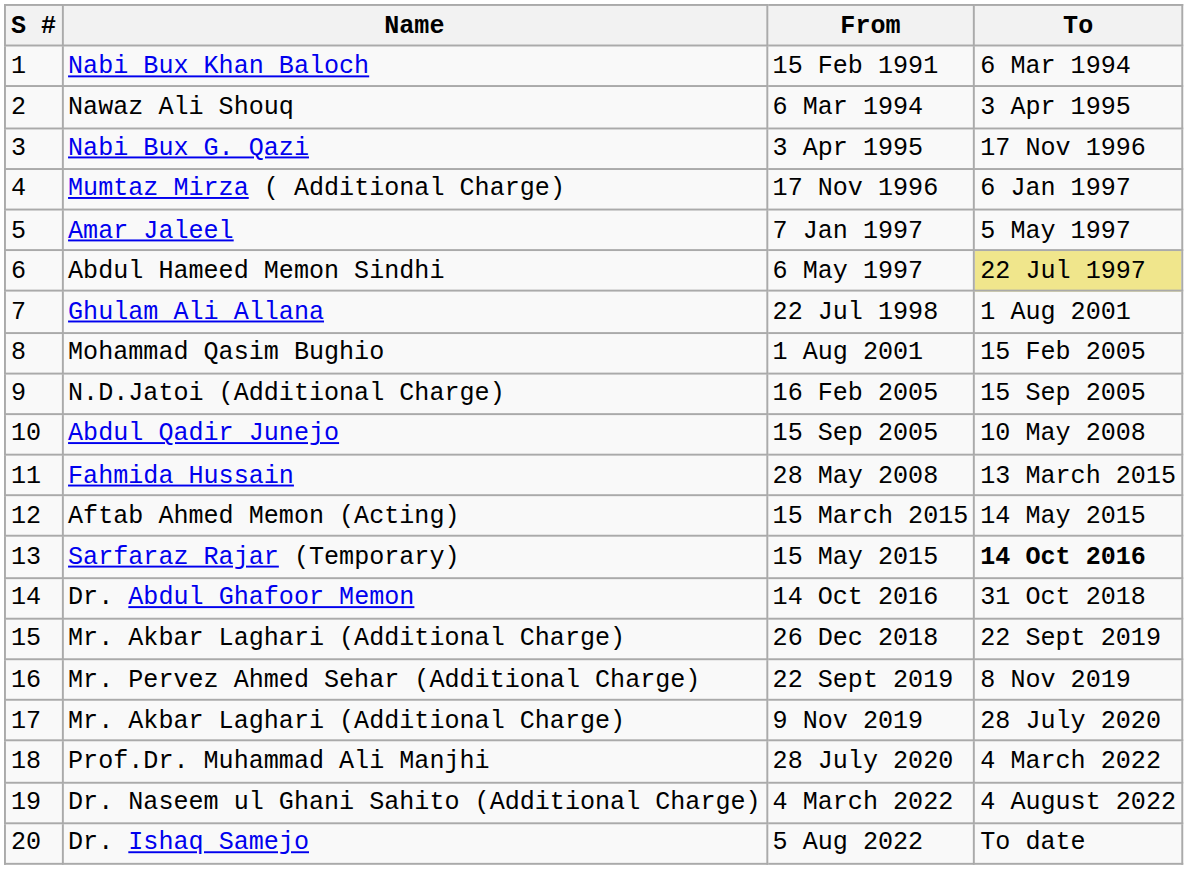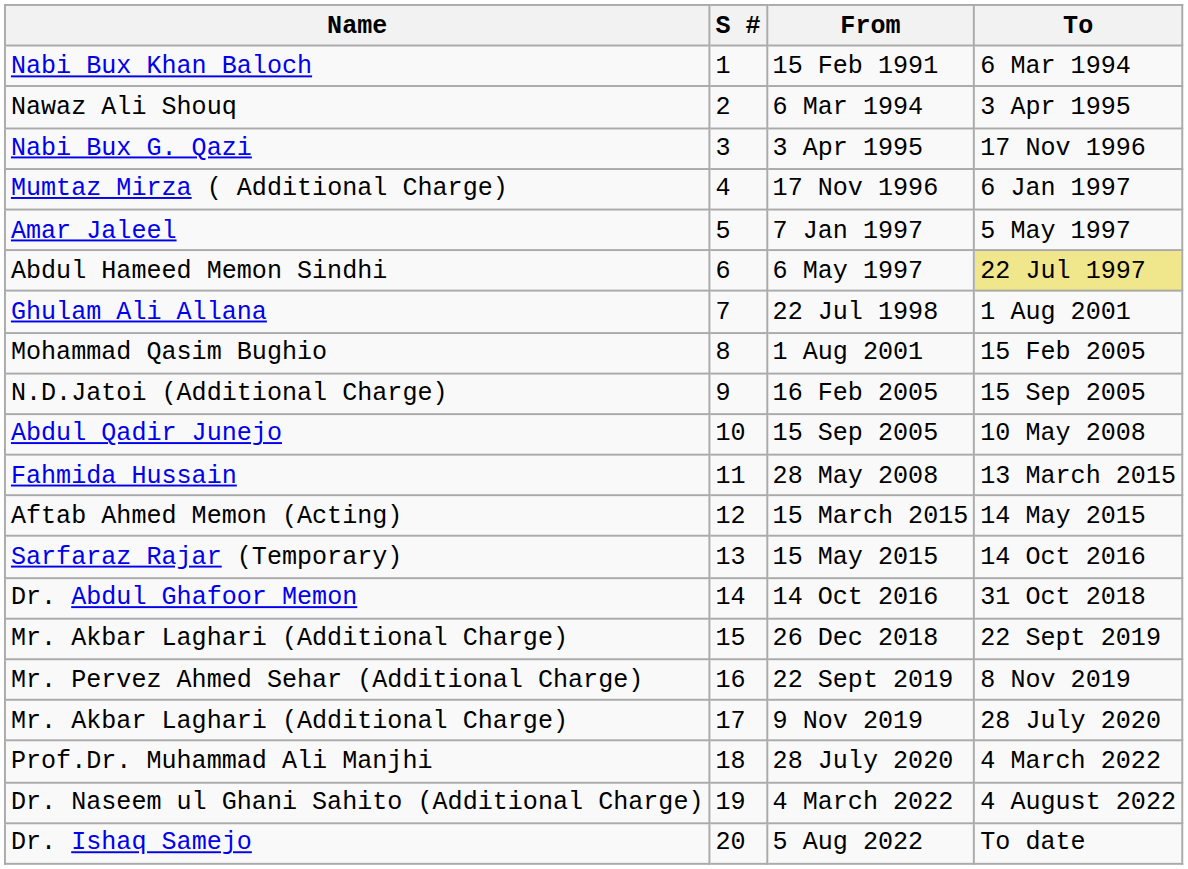columns swapped: (34, 25) <-> (414, 25)
(1063, 557) bold -> (1063, 557) normal
